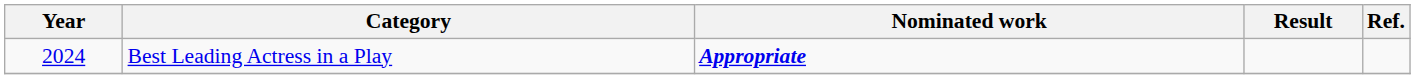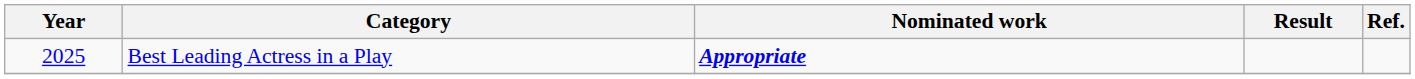(64, 55) 2024 -> (64, 55) 2025
